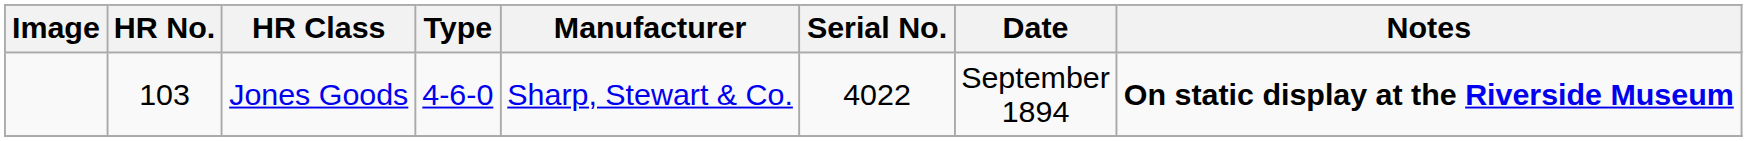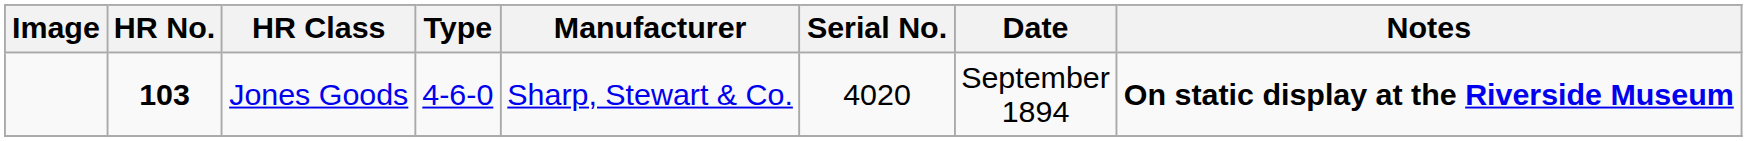(165, 93) normal -> (165, 93) bold
(877, 93) 4022 -> (877, 93) 4020
